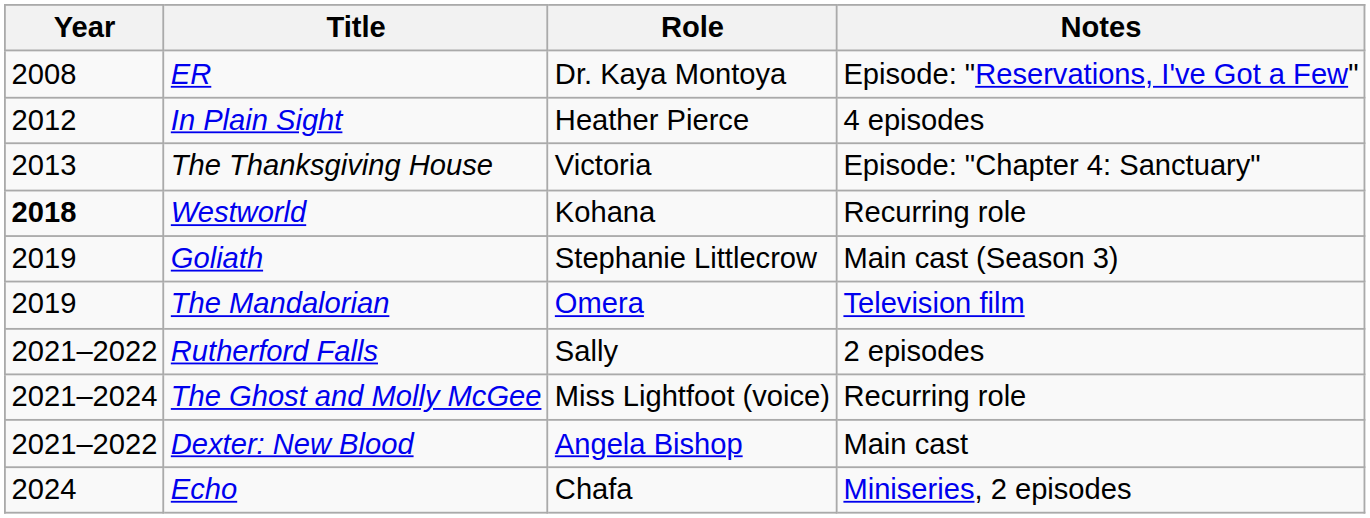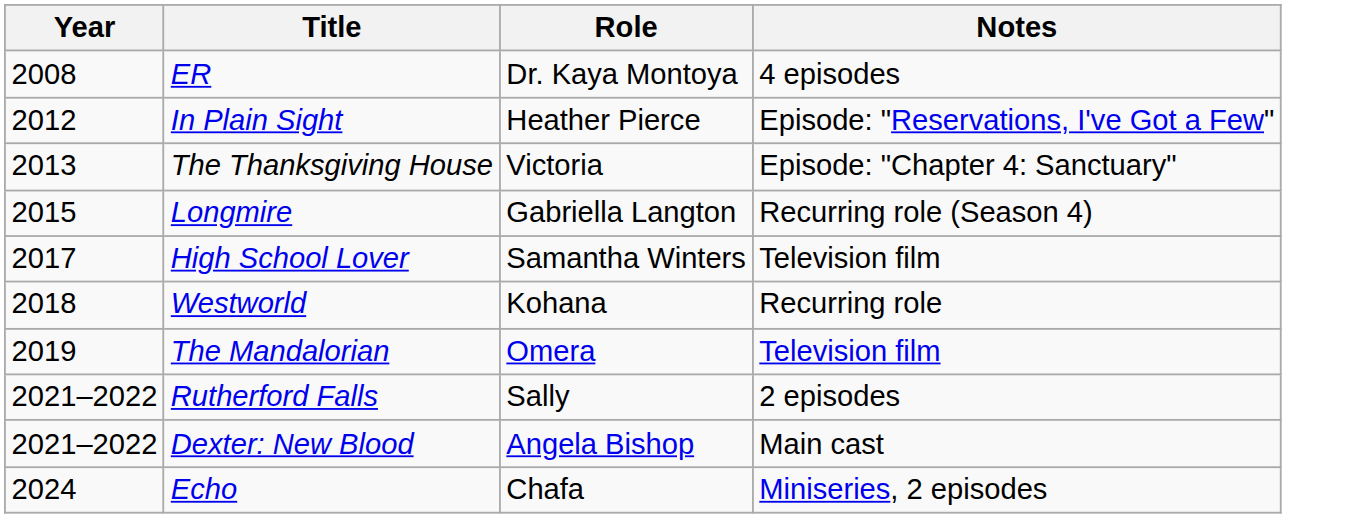(1101, 73) Episode: "Reservations, I've Got a Few" -> (830, 73) 4 episodes
(914, 119) 4 episodes -> (1017, 119) Episode: "Reservations, I've Got a Few"
+ row: (232, 212)
+ row: (290, 258)
(44, 212) bold -> (44, 304) normal
- row: (217, 258)
- row: (356, 397)
